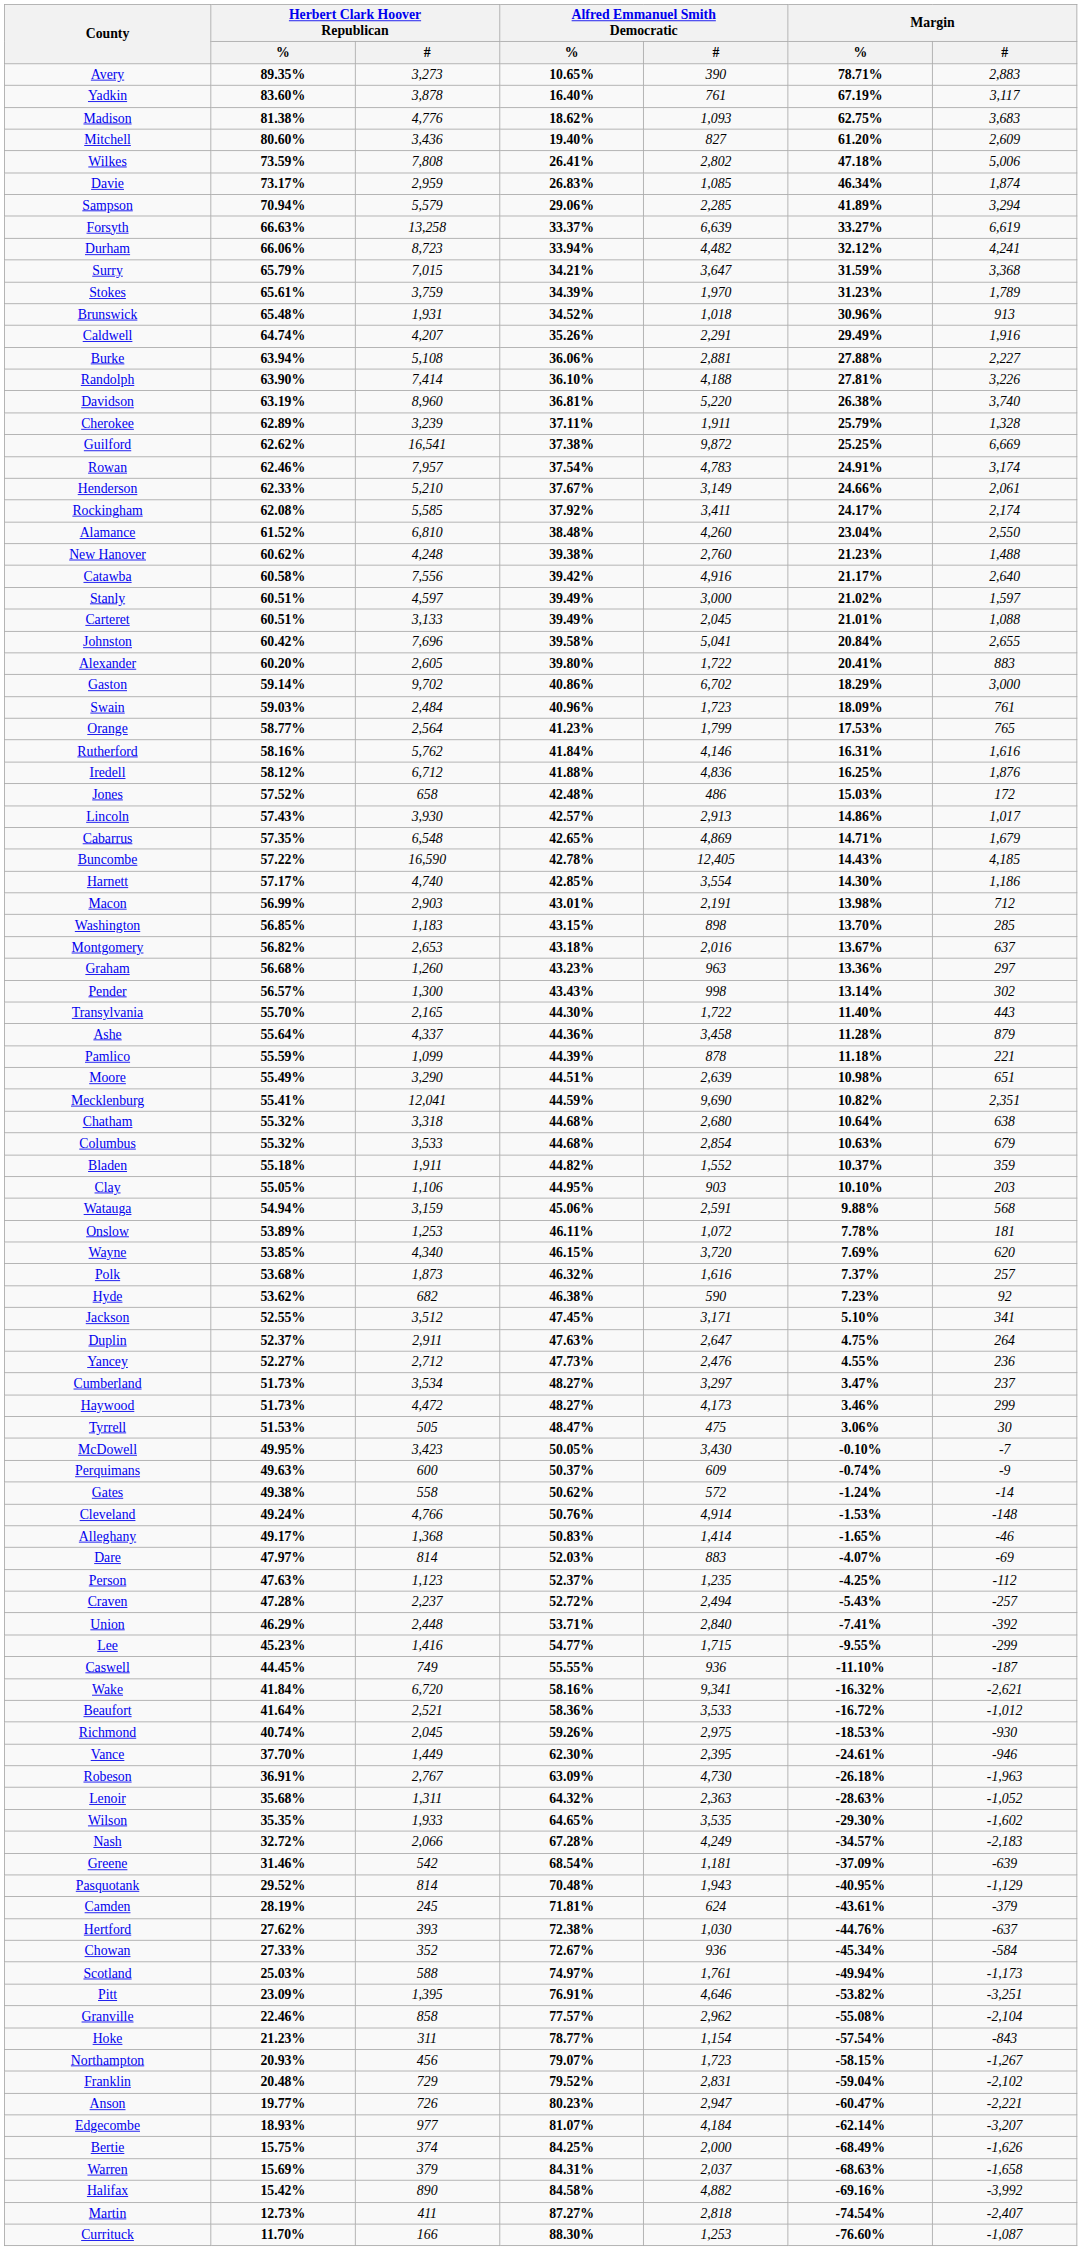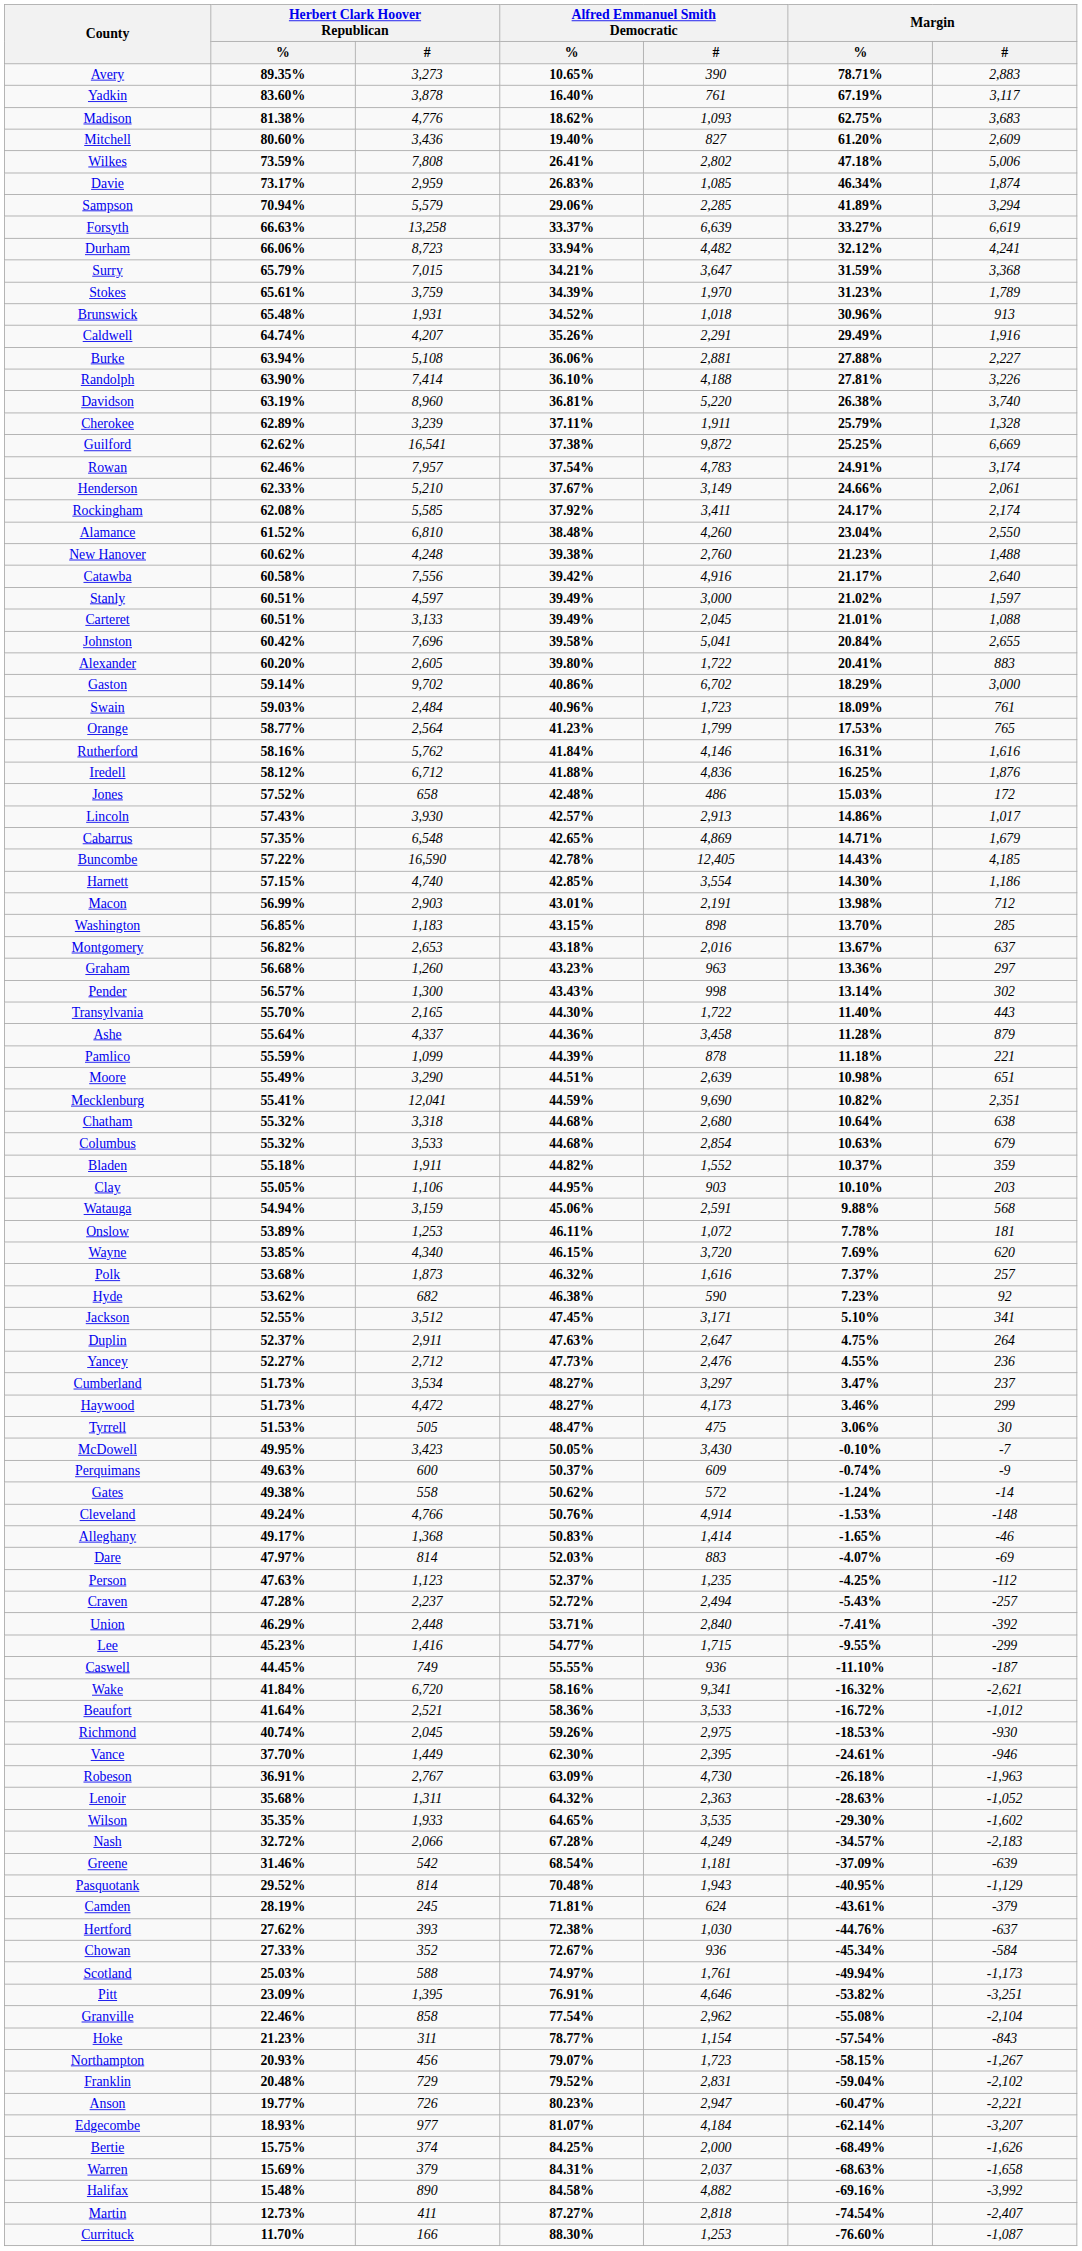(283, 881) 57.17% -> (283, 881) 57.15%
(572, 2016) 77.57% -> (572, 2016) 77.54%
(283, 2191) 15.42% -> (283, 2191) 15.48%
